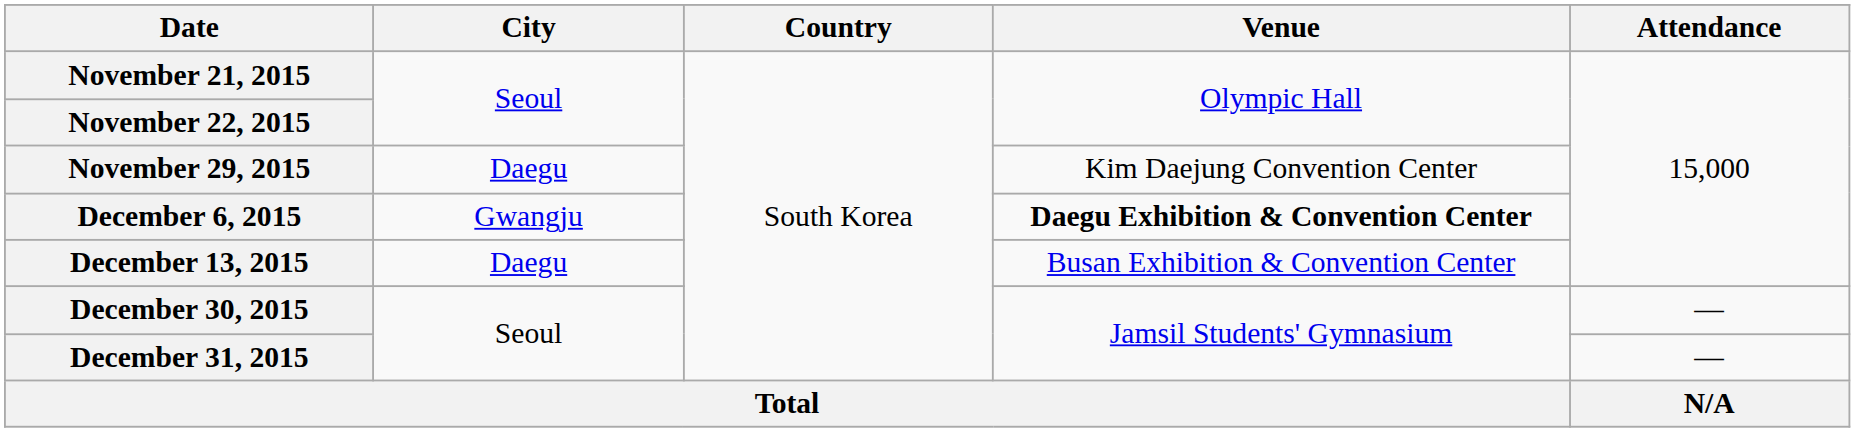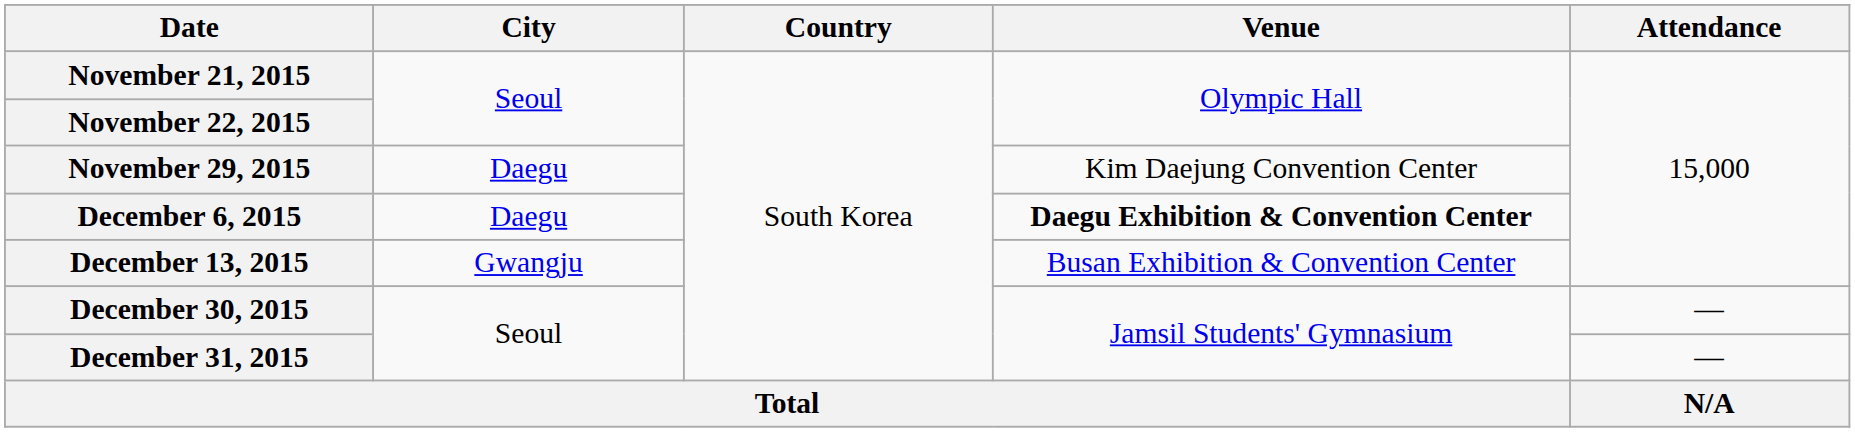(529, 215) Gwangju -> (529, 215) Daegu
(529, 262) Daegu -> (529, 262) Gwangju
